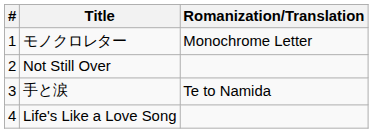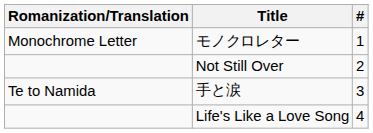columns swapped: (12, 16) <-> (274, 16)
